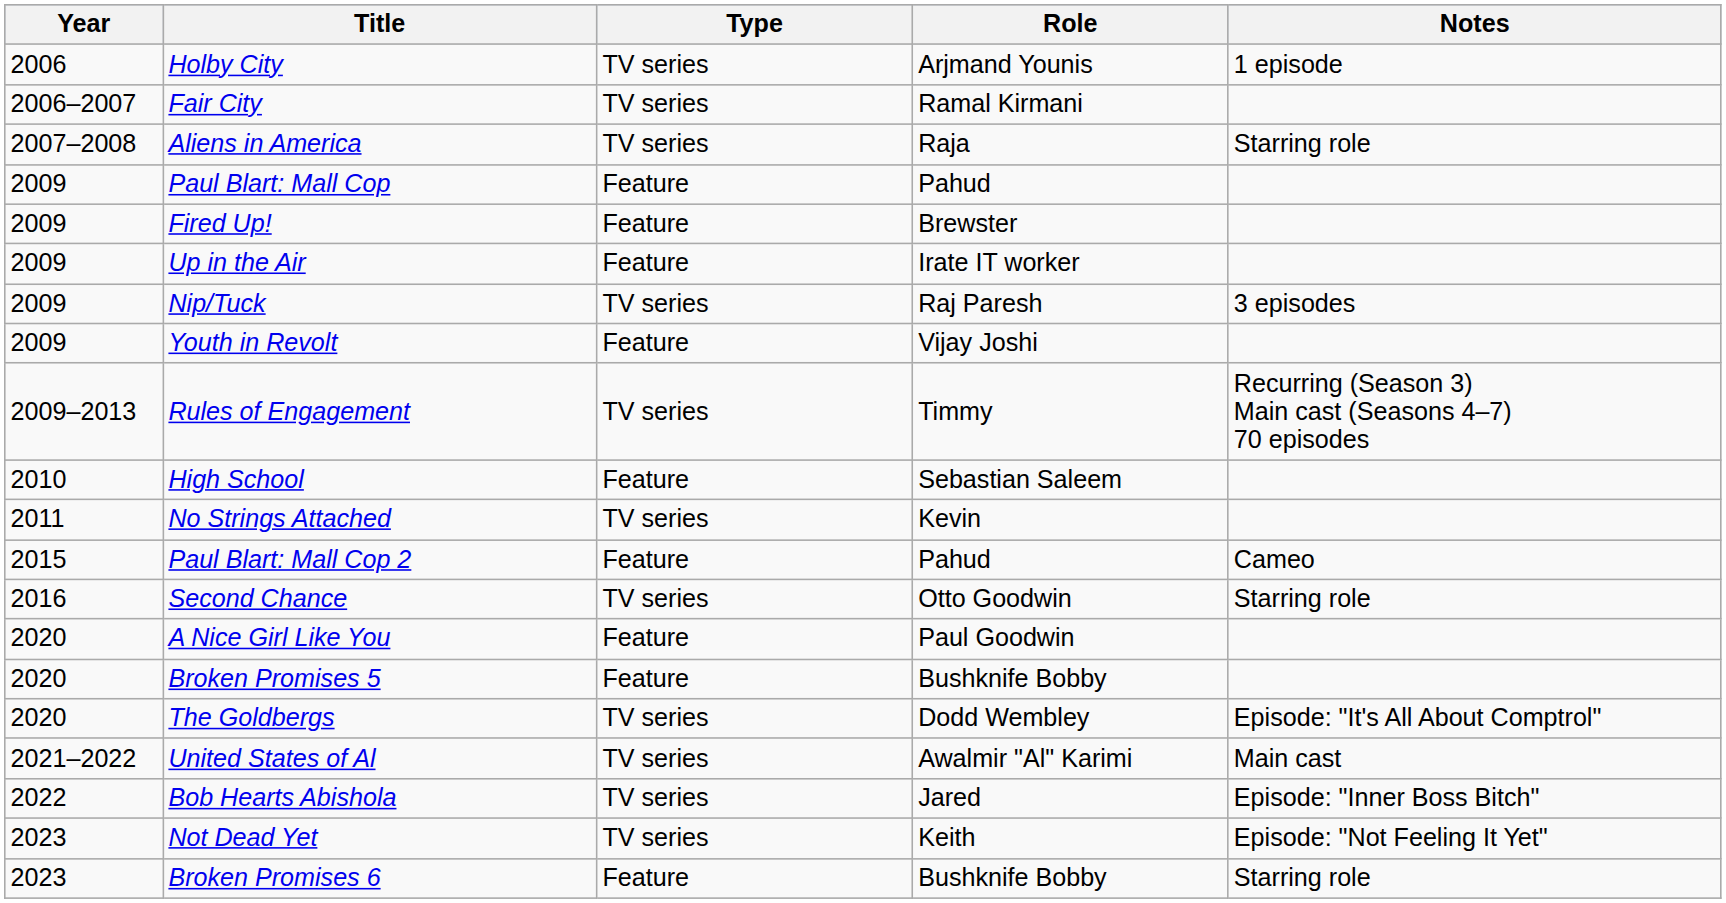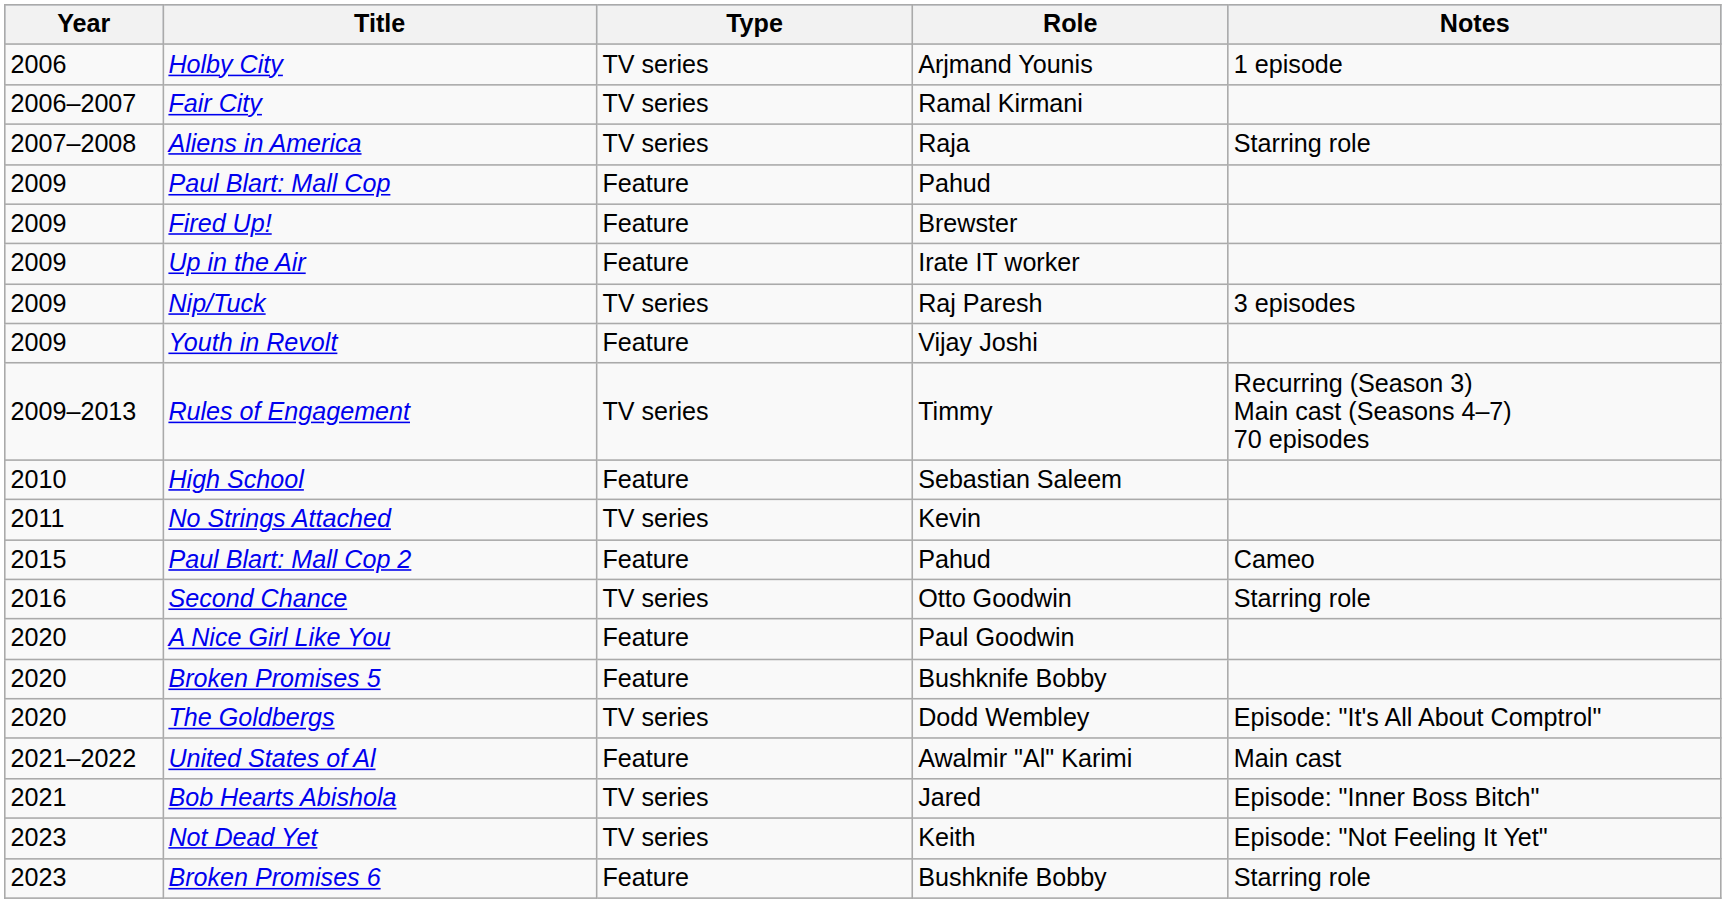(656, 758) TV series -> (646, 758) Feature
(39, 798) 2022 -> (39, 798) 2021
